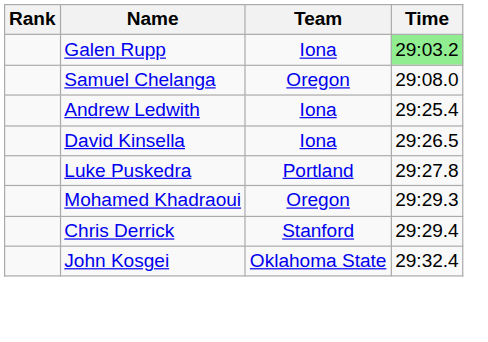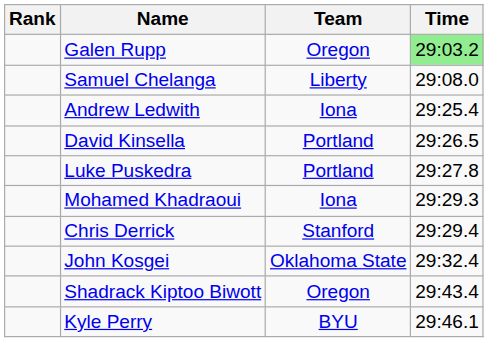(318, 49) Iona -> (338, 49) Oregon
(318, 79) Oregon -> (338, 79) Liberty
(318, 140) Iona -> (338, 140) Portland
(318, 200) Oregon -> (338, 200) Iona
+ row: (163, 291)
+ row: (108, 321)
